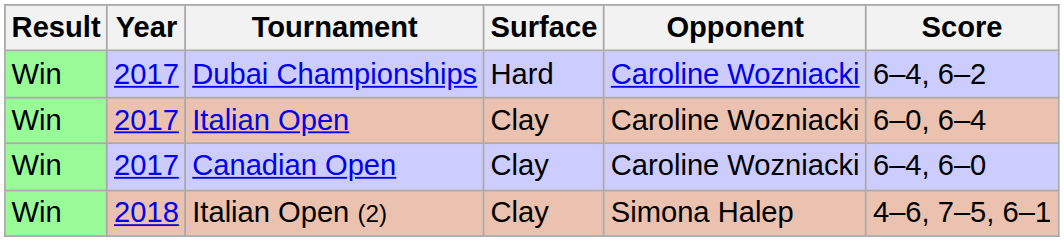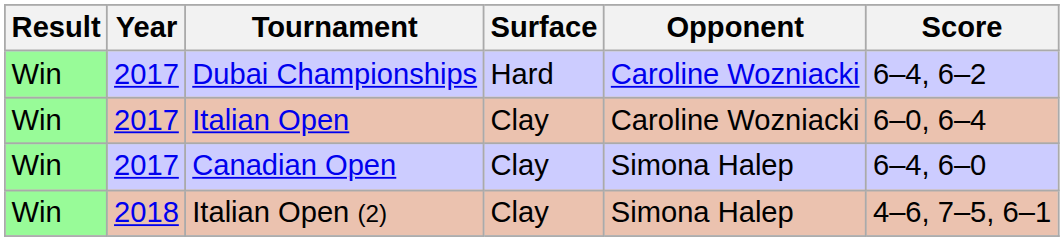(735, 166) Caroline Wozniacki -> (702, 166) Simona Halep
